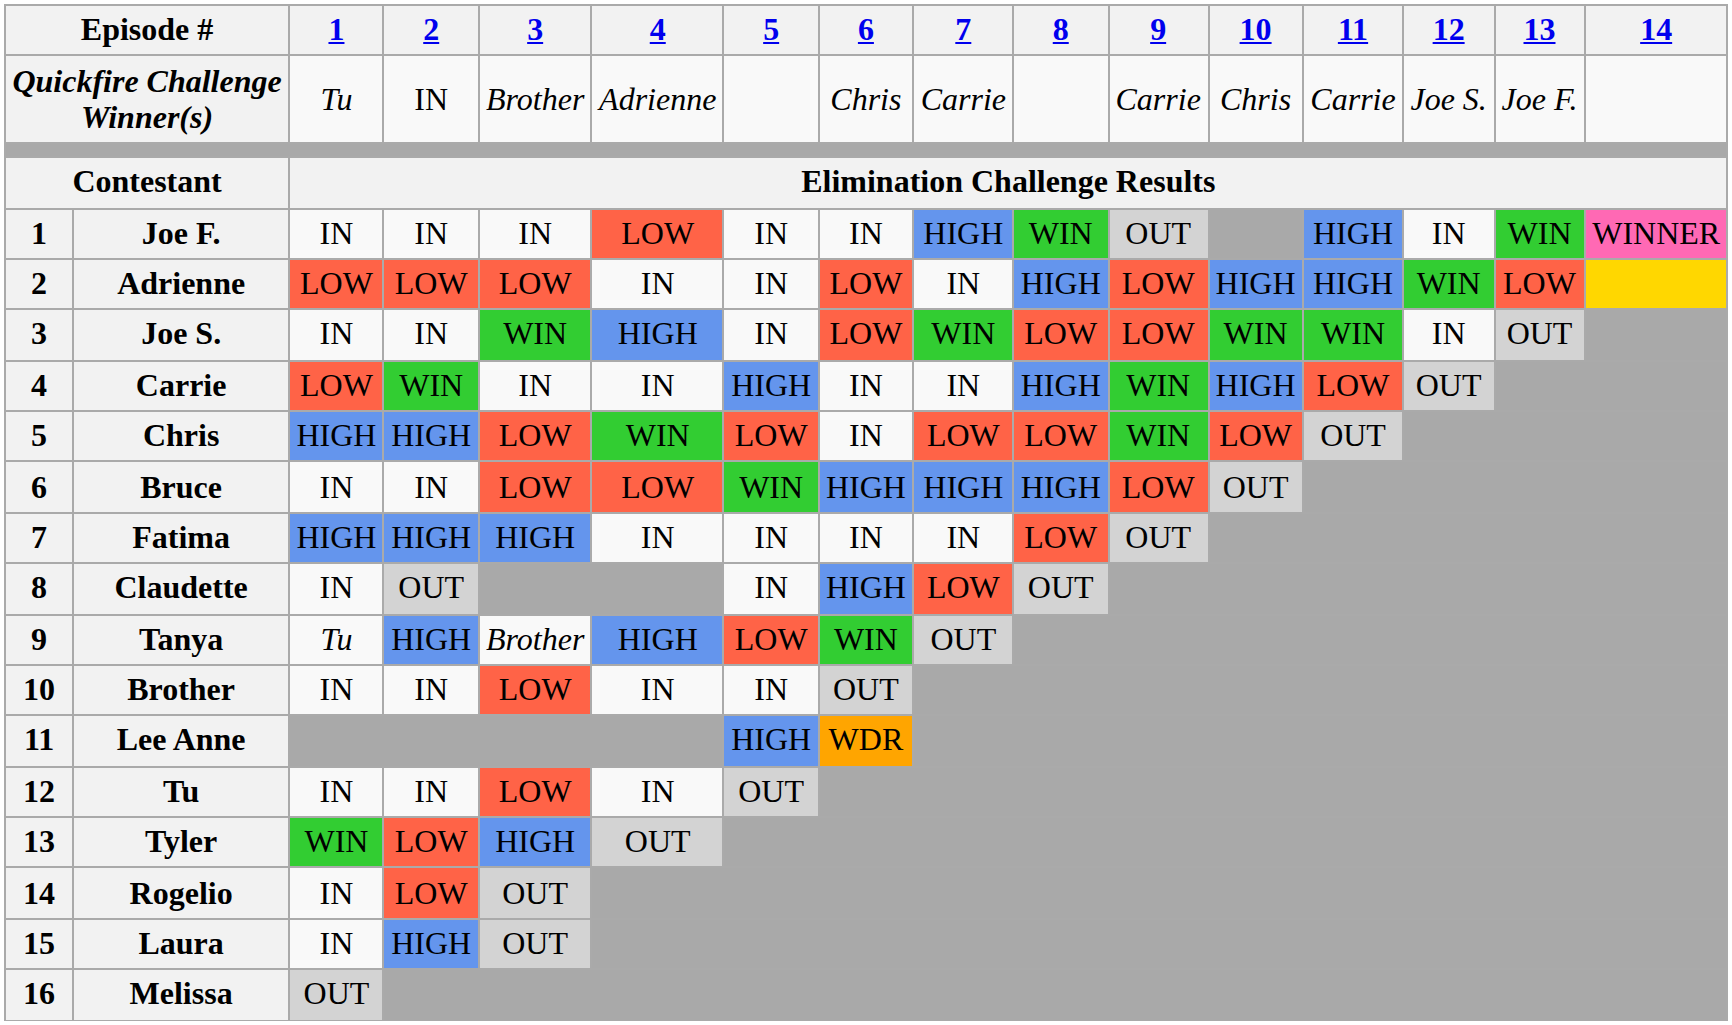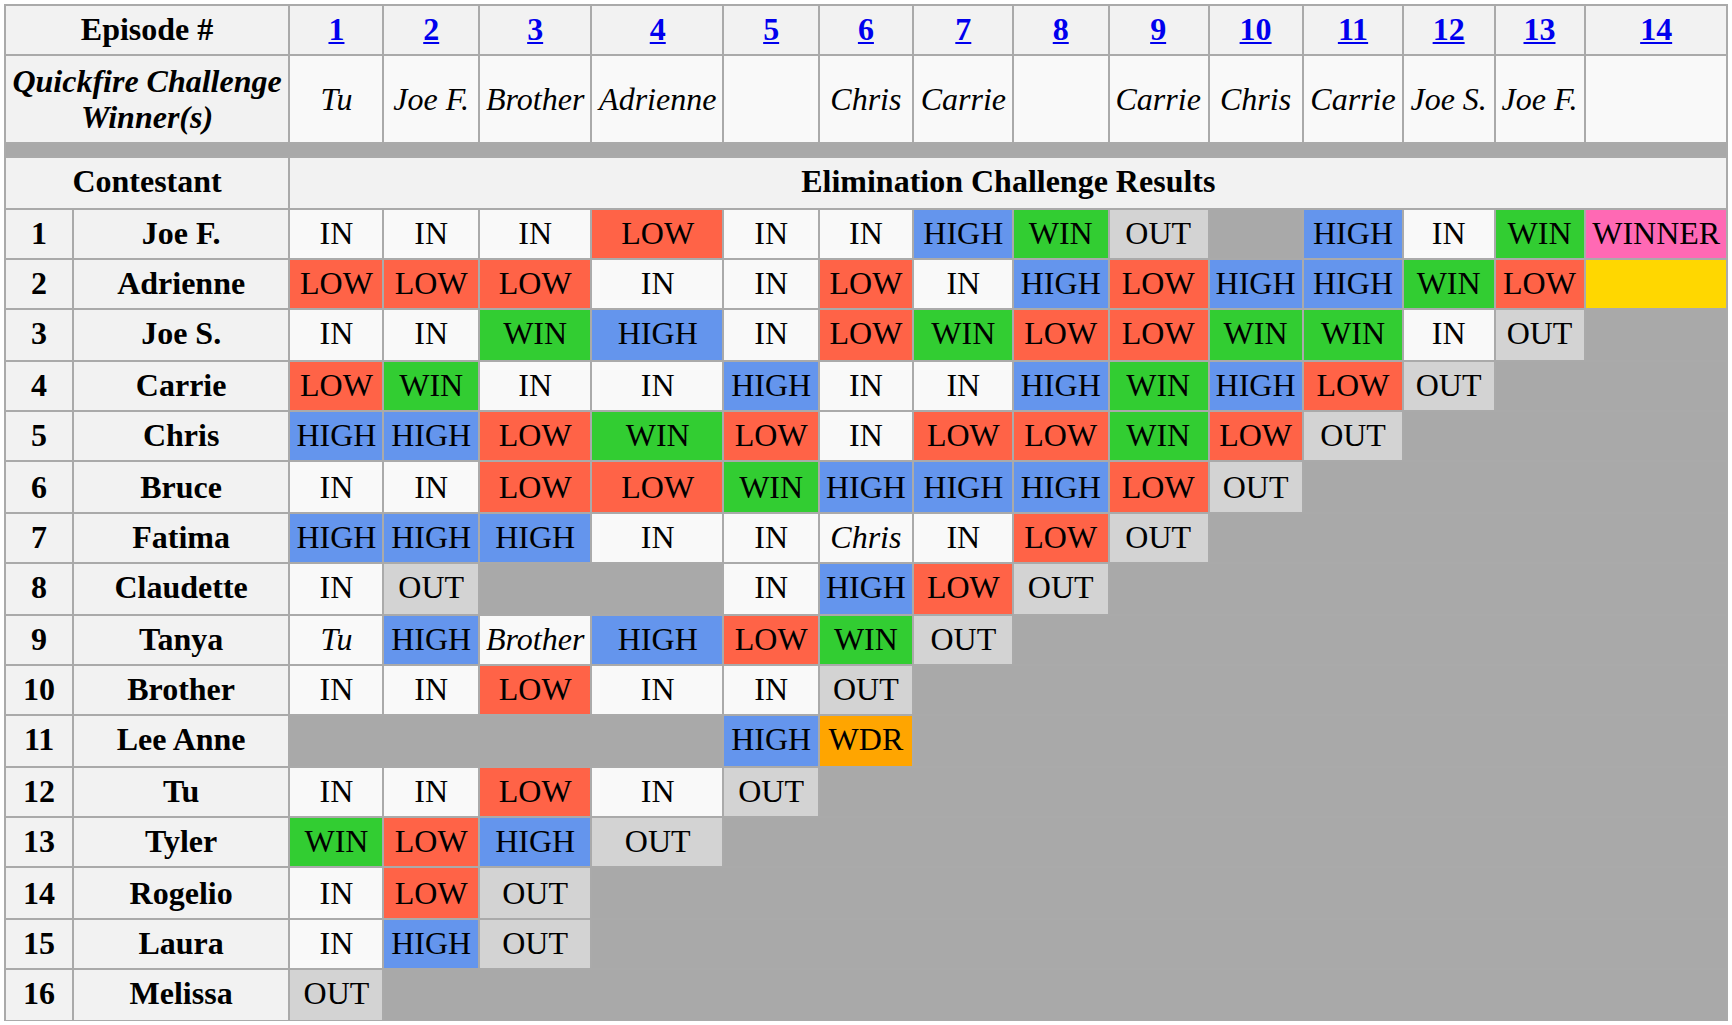(431, 98) IN -> (431, 98) Joe F.
(866, 537) IN -> (866, 537) Chris
